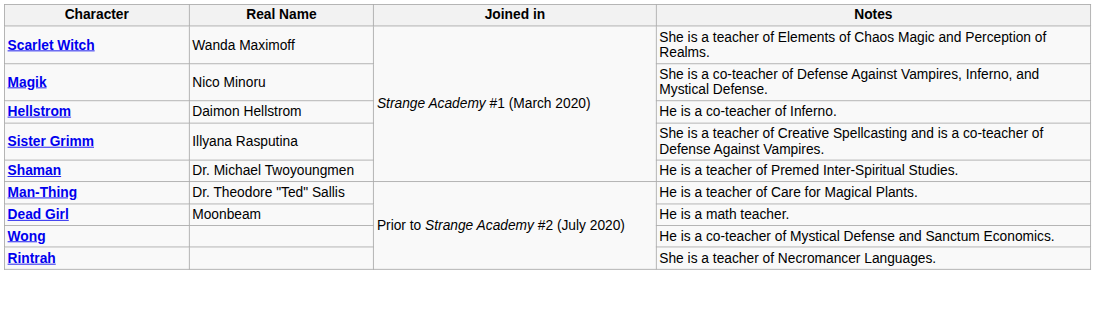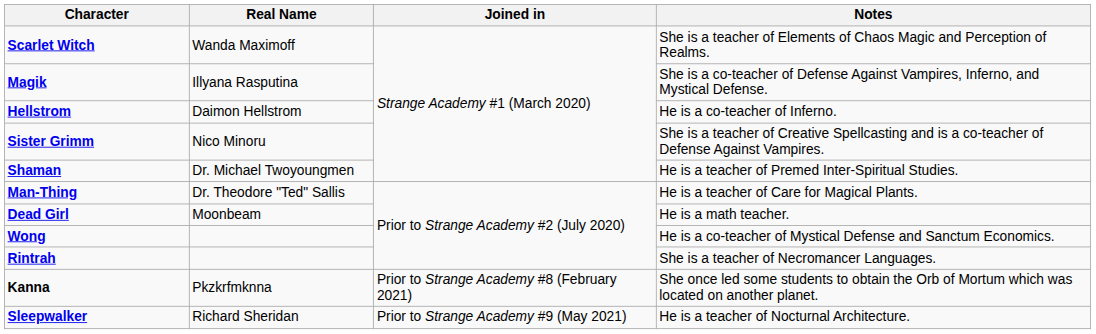(229, 82) Nico Minoru -> (245, 82) Illyana Rasputina
(245, 141) Illyana Rasputina -> (229, 141) Nico Minoru
+ row: (29, 287)
+ row: (47, 317)
